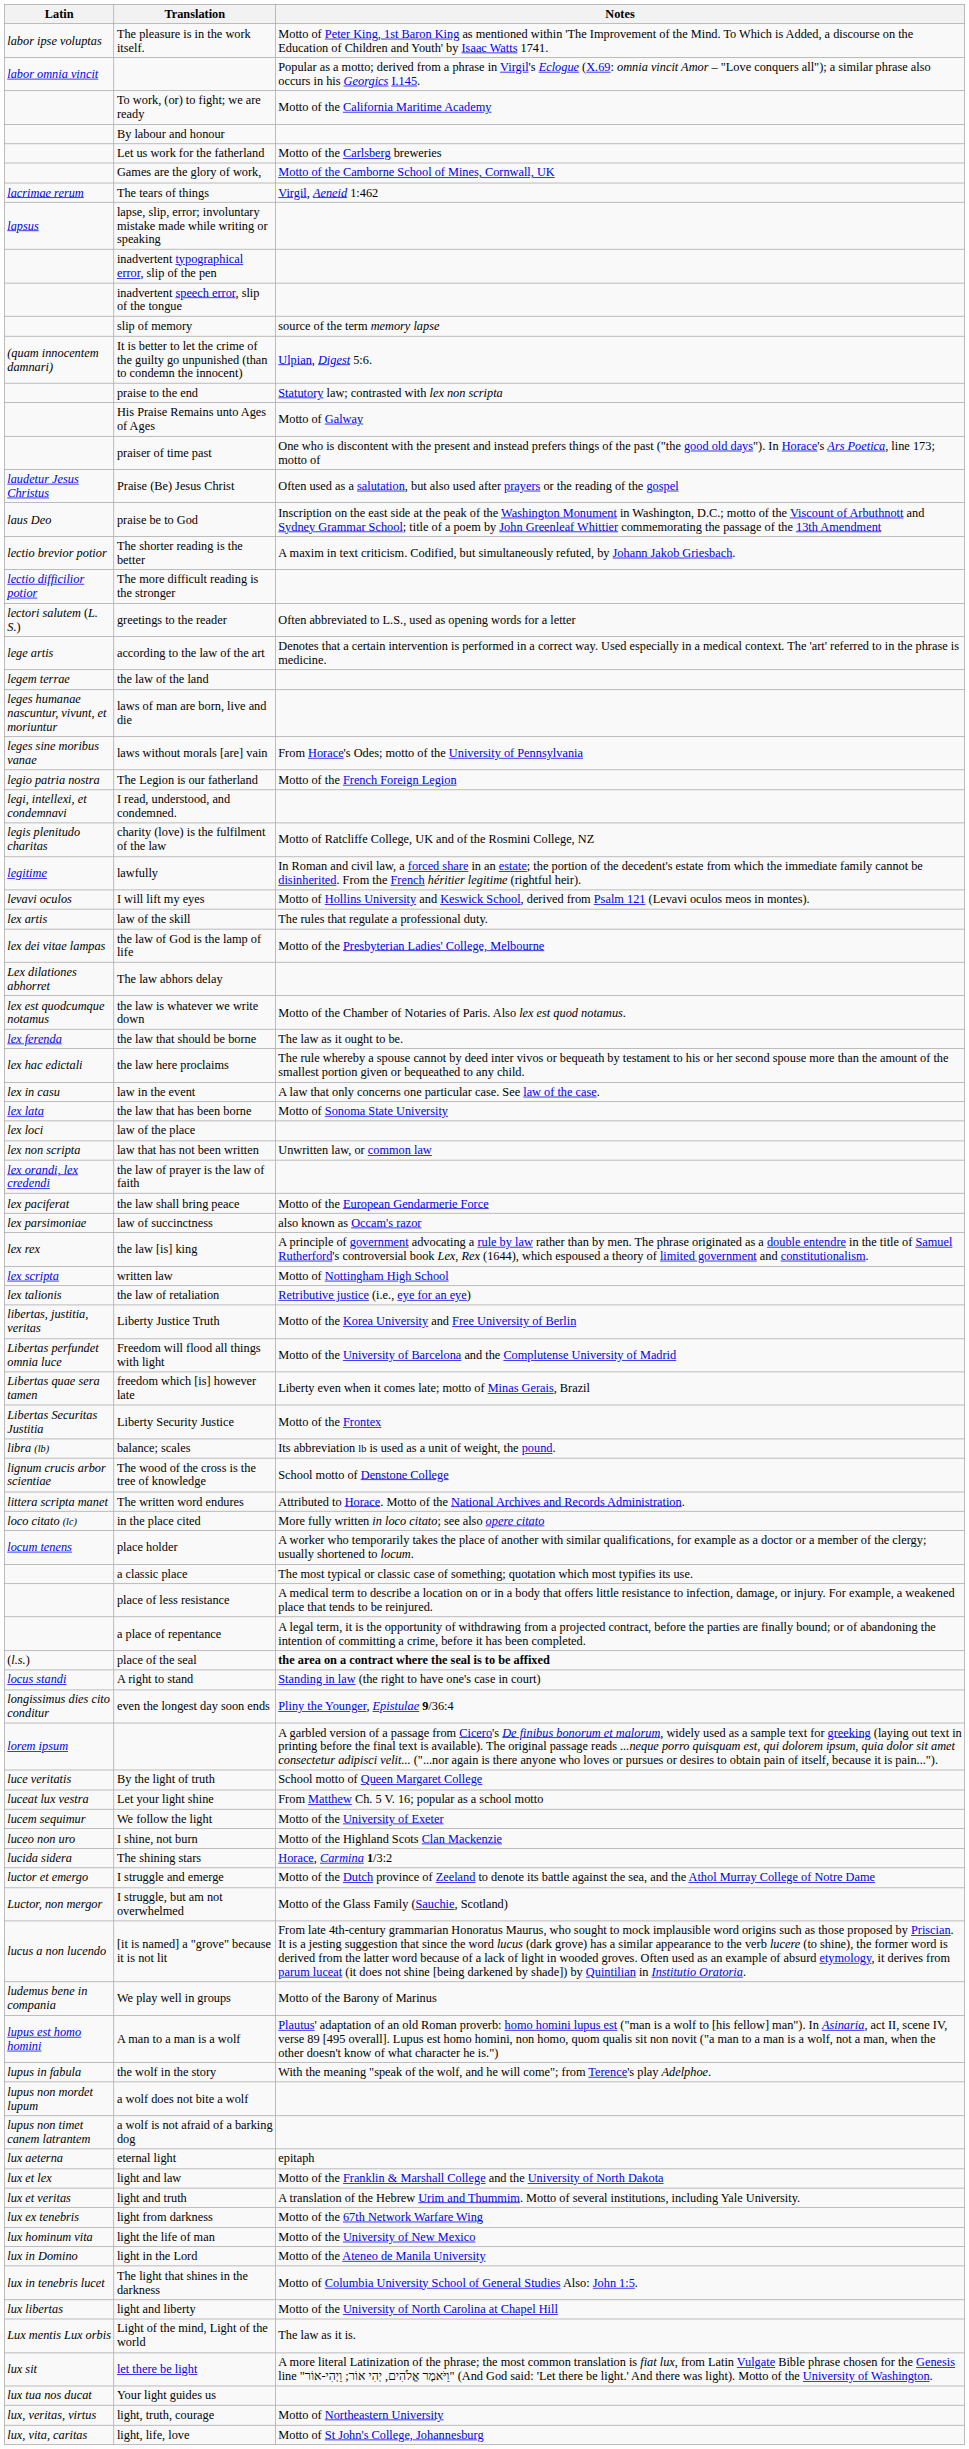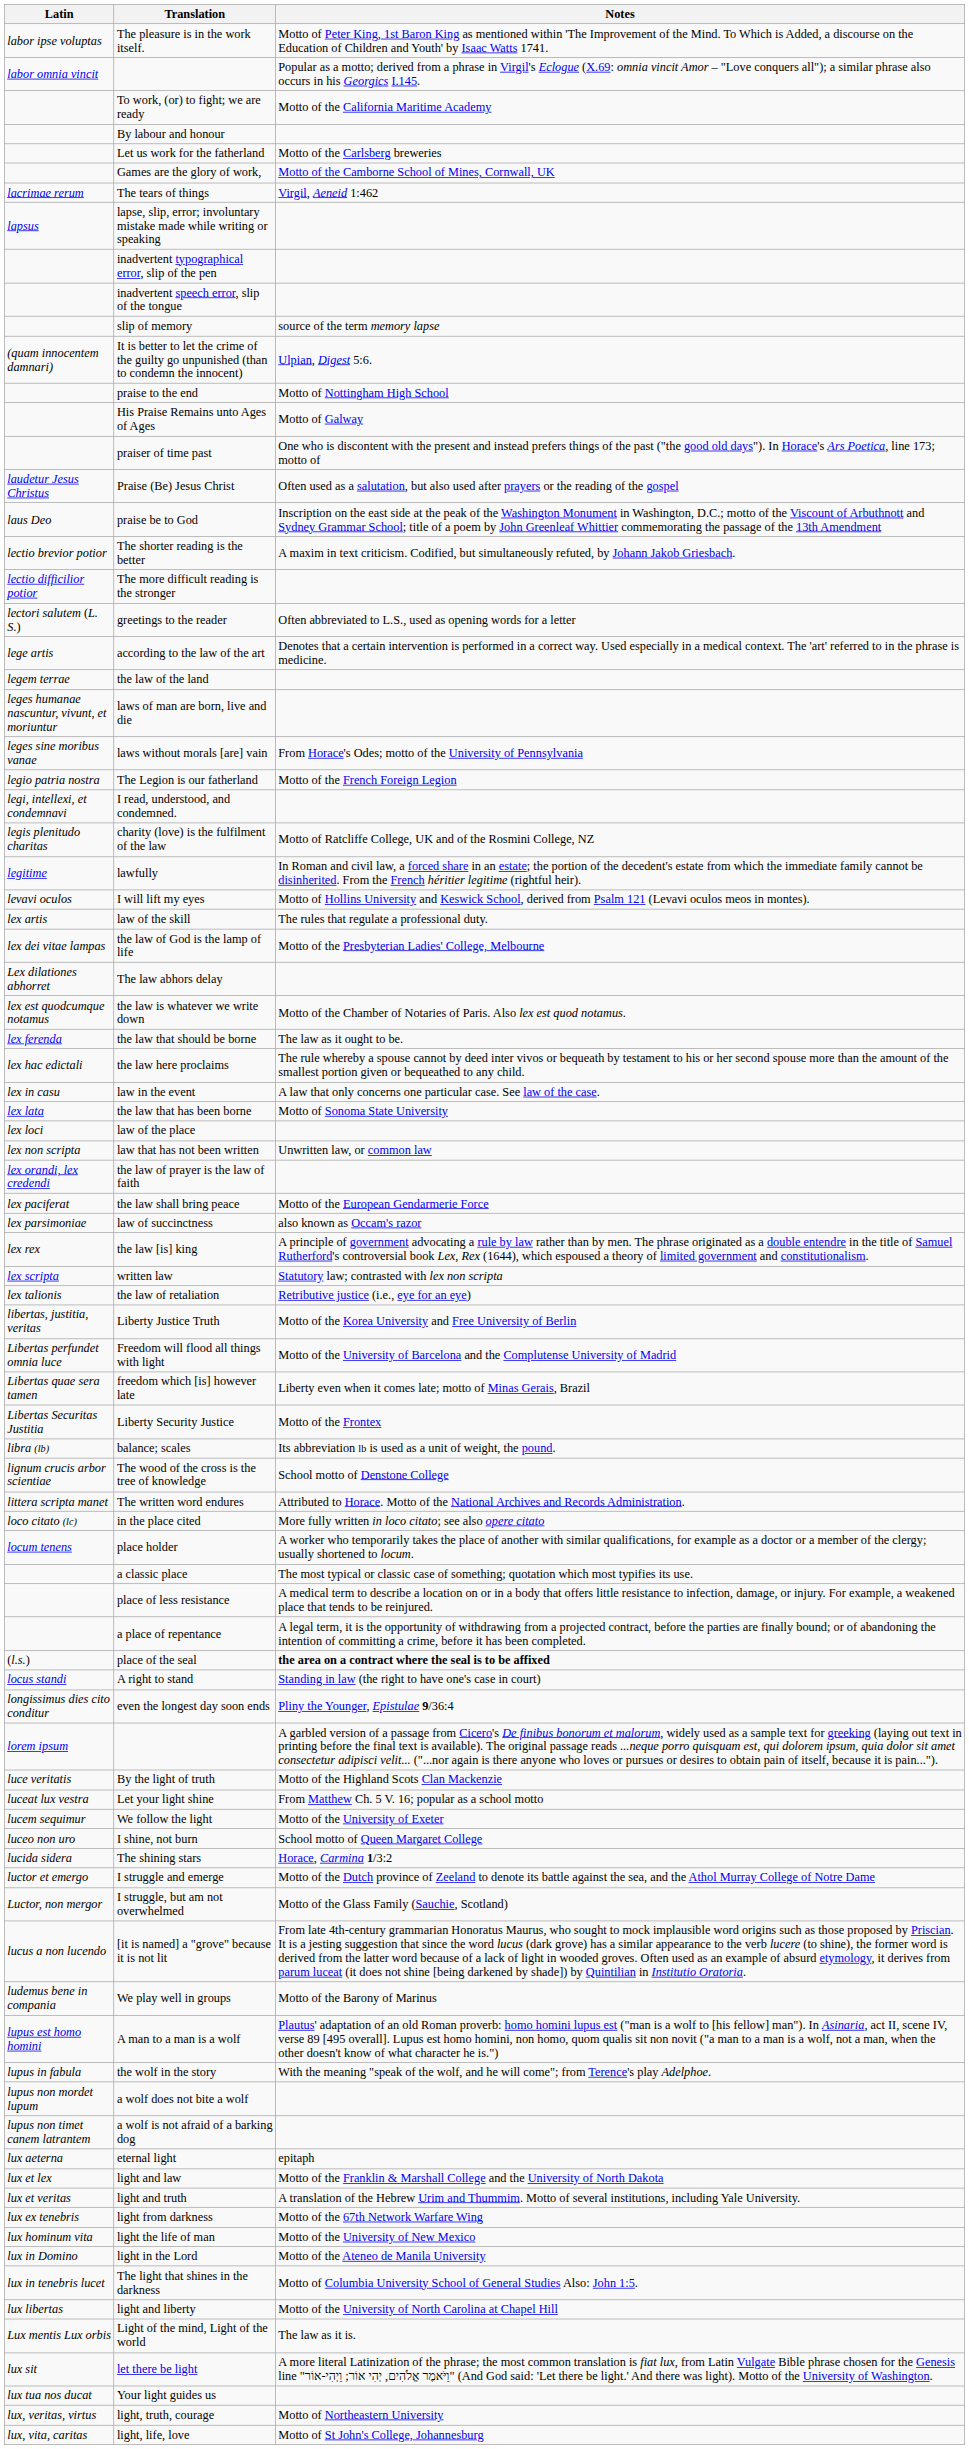(390, 393) Statutory law; contrasted with lex non scripta -> (363, 393) Motto of Nottingham High School
(363, 1275) Motto of Nottingham High School -> (390, 1275) Statutory law; contrasted with lex non scripta
(380, 1780) School motto of Queen Margaret College -> (390, 1780) Motto of the Highland Scots Clan Mackenzie
(390, 1838) Motto of the Highland Scots Clan Mackenzie -> (380, 1838) School motto of Queen Margaret College
